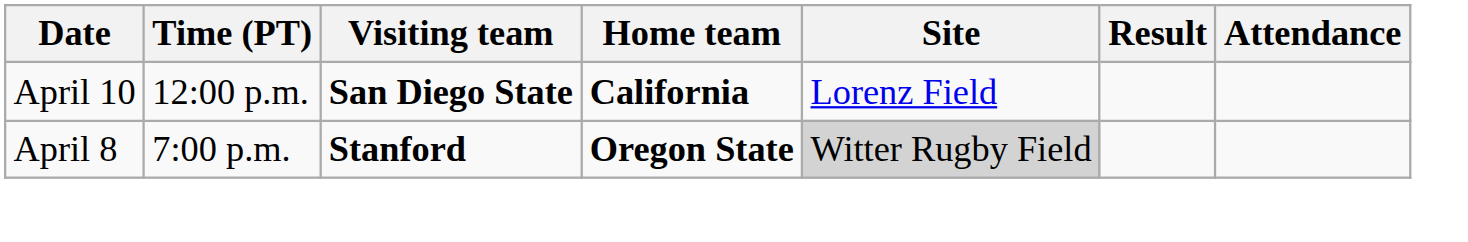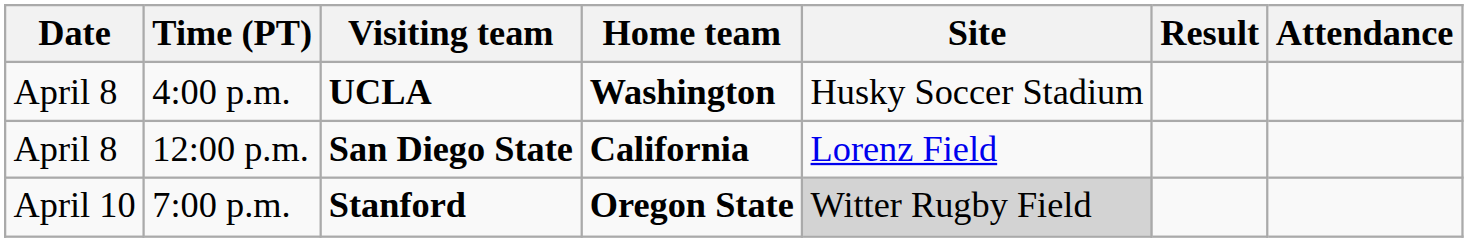+ row: (221, 90)
(75, 90) April 10 -> (65, 148) April 8
(65, 148) April 8 -> (75, 206) April 10
